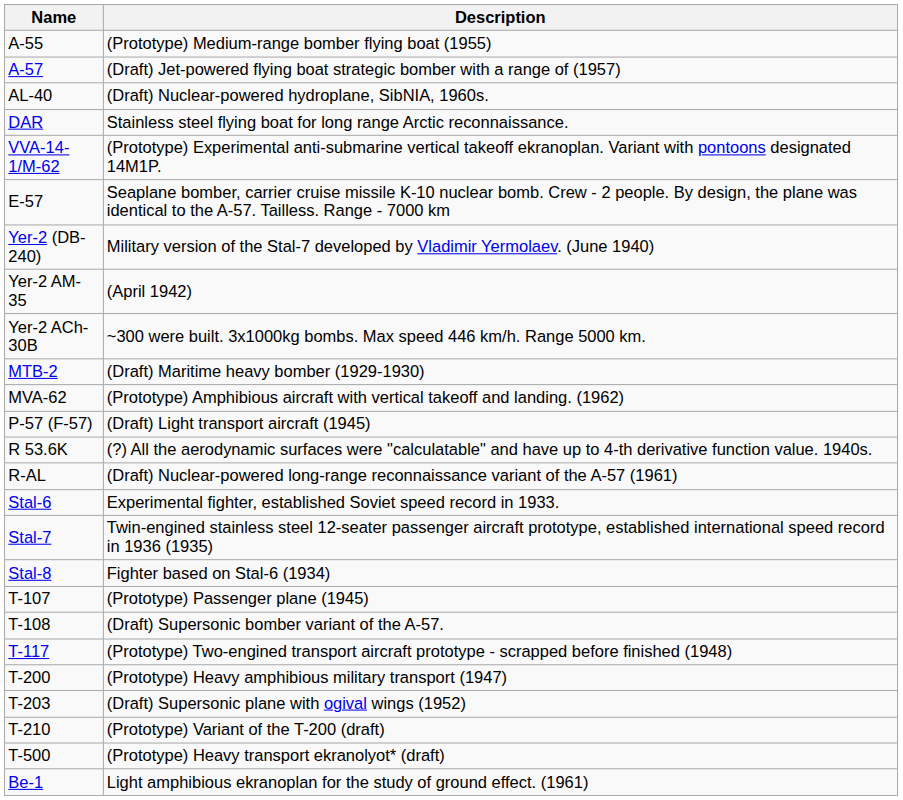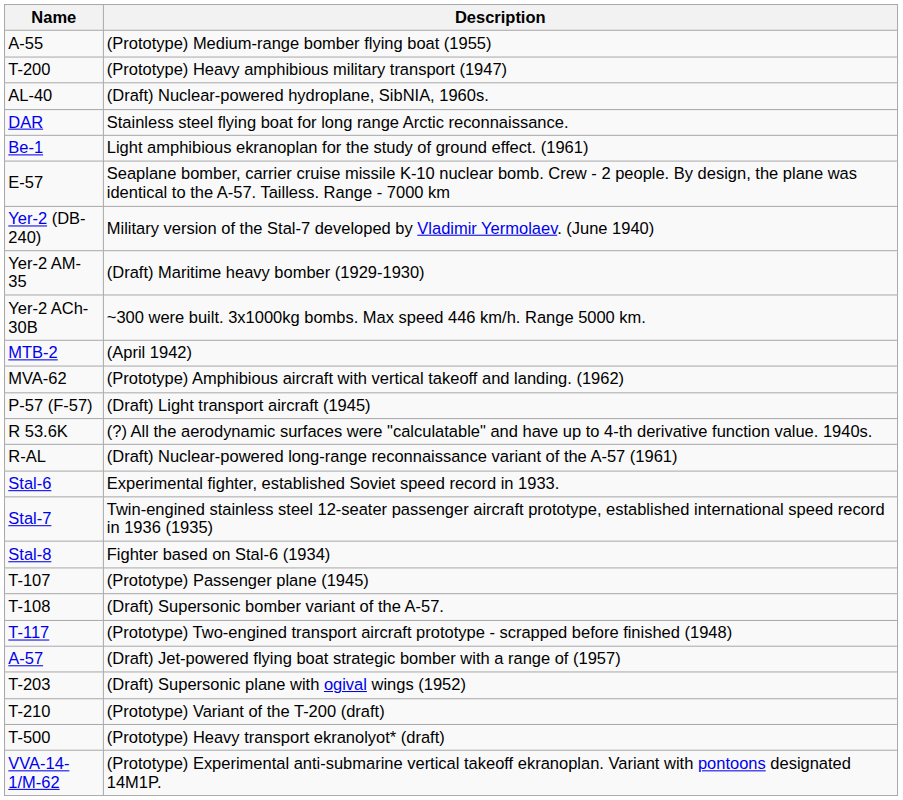rows swapped: (26, 69) <-> (29, 677)
rows swapped: (26, 782) <-> (39, 157)
(149, 291) (April 1942) -> (266, 273) (Draft) Maritime heavy bomber (1929-1930)
(266, 371) (Draft) Maritime heavy bomber (1929-1930) -> (149, 353) (April 1942)
